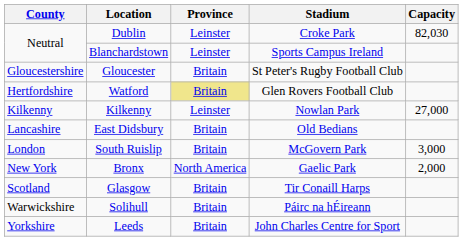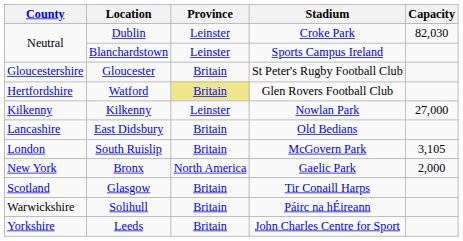(432, 149) 3,000 -> (432, 149) 3,105
